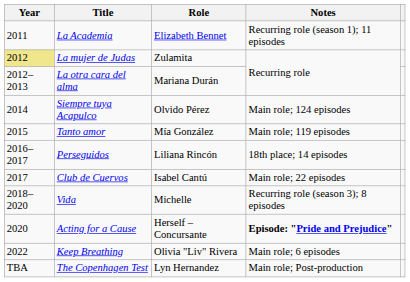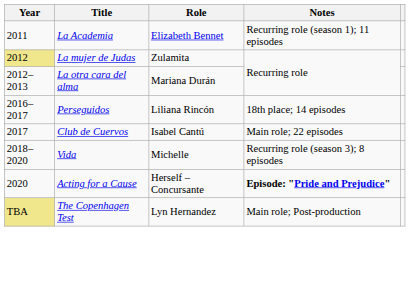- row: (84, 109)
- row: (81, 132)
- row: (90, 251)
(17, 268) no background -> (17, 212) khaki background
